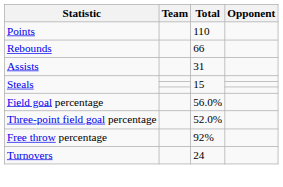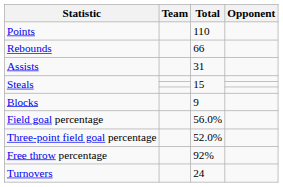+ row: (22, 102)
